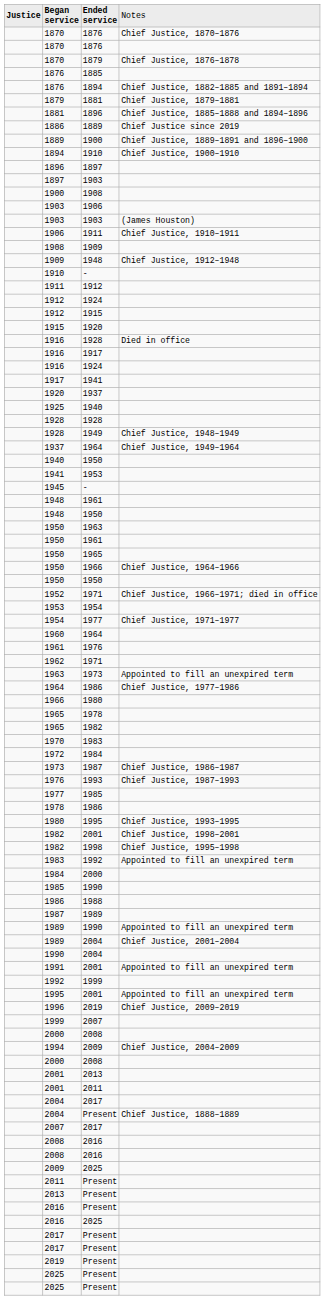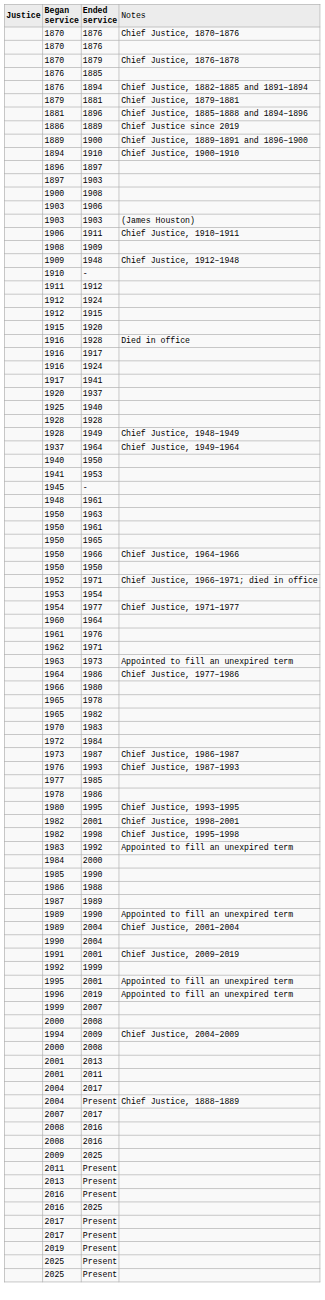- row: (54, 514)
(207, 968) Appointed to fill an unexpired term -> (180, 955) Chief Justice, 2009–2019
(180, 1008) Chief Justice, 2009–2019 -> (207, 995) Appointed to fill an unexpired term
